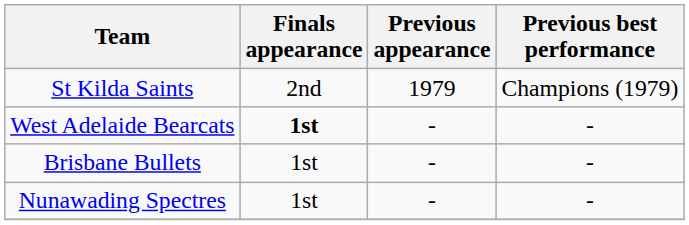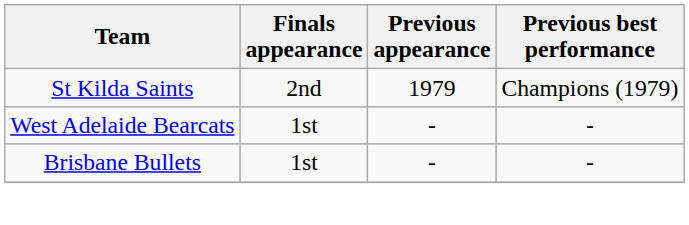(304, 125) bold -> (304, 125) normal
- row: (122, 200)
